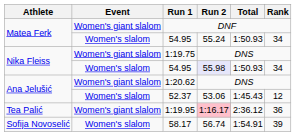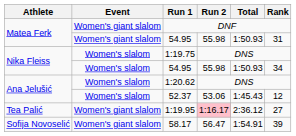(117, 40) Women's slalom -> (117, 40) Women's giant slalom
(214, 40) 55.24 -> (214, 40) 55.98
(278, 40) 34 -> (278, 40) 31
(117, 54) Women's giant slalom -> (117, 54) Women's slalom
(214, 68) lavender background -> (214, 68) no background
(117, 82) Women's giant slalom -> (117, 82) Women's slalom
(278, 110) 36 -> (278, 110) 27
(117, 125) Women's slalom -> (117, 125) Women's giant slalom
(214, 125) 56.74 -> (214, 125) 56.47
